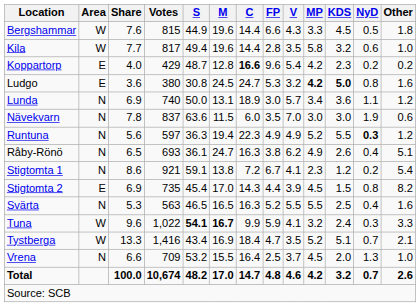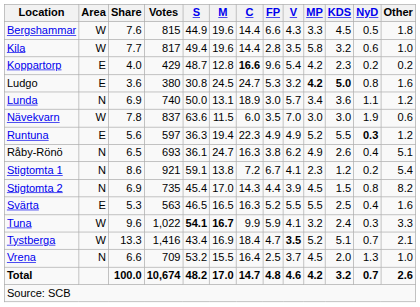(102, 118) N -> (101, 118) W
(102, 135) N -> (102, 135) E
(102, 188) E -> (102, 188) N
(102, 205) N -> (102, 205) E
(293, 240) normal -> (293, 240) bold
